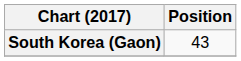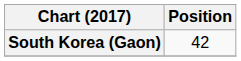(200, 42) 43 -> (200, 42) 42
